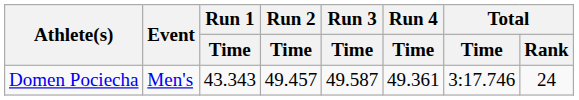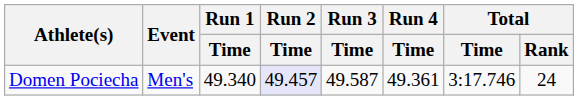(230, 79) 43.343 -> (230, 79) 49.340
(291, 79) no background -> (291, 79) lavender background
